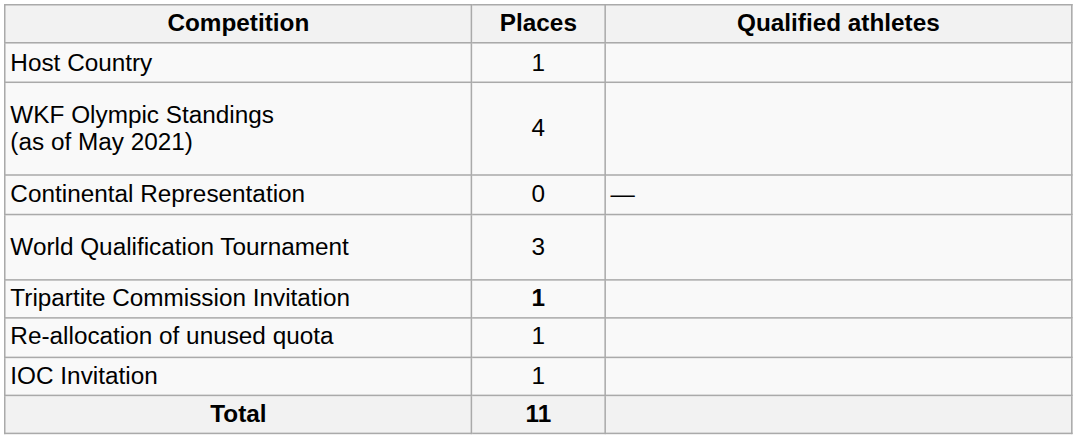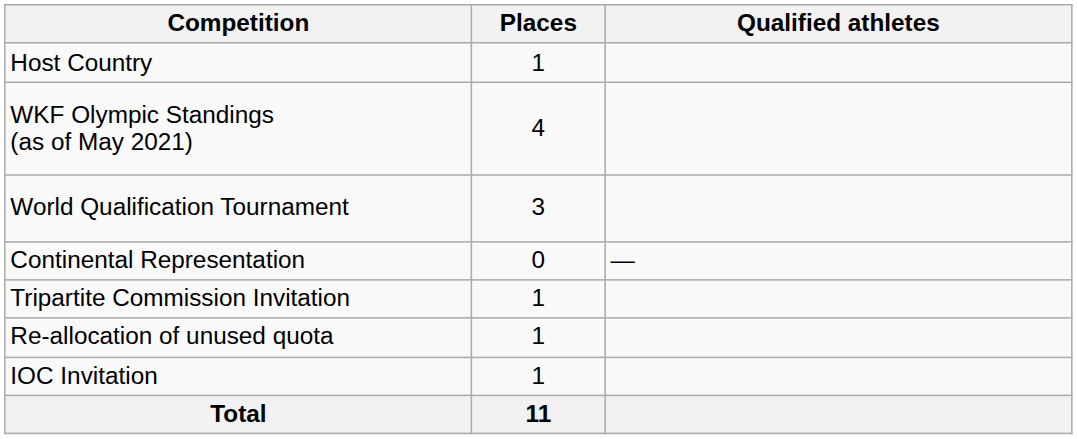rows swapped: (180, 246) <-> (158, 194)
(538, 298) bold -> (538, 298) normal
